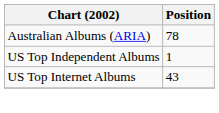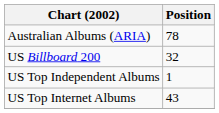+ row: (54, 56)
